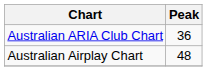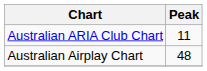(184, 35) 36 -> (184, 35) 11
